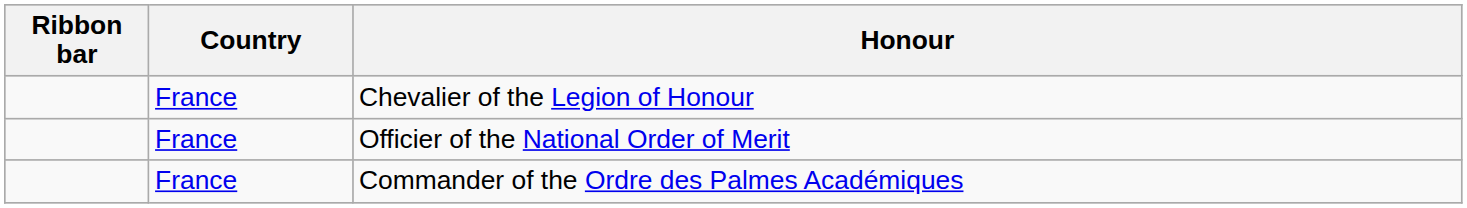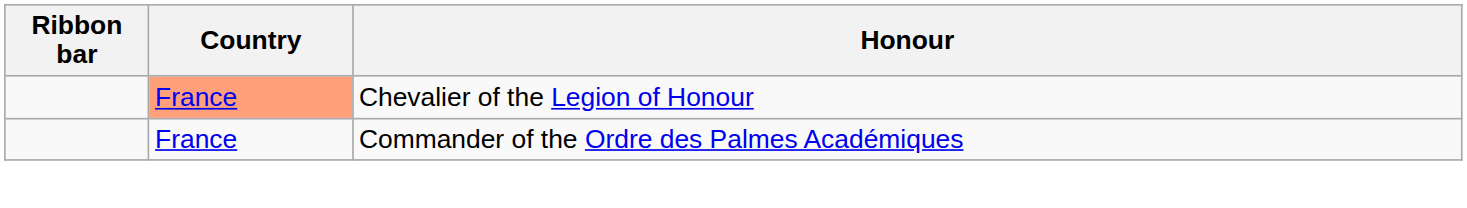(196, 97) no background -> (196, 97) lightsalmon background
- row: (574, 138)
